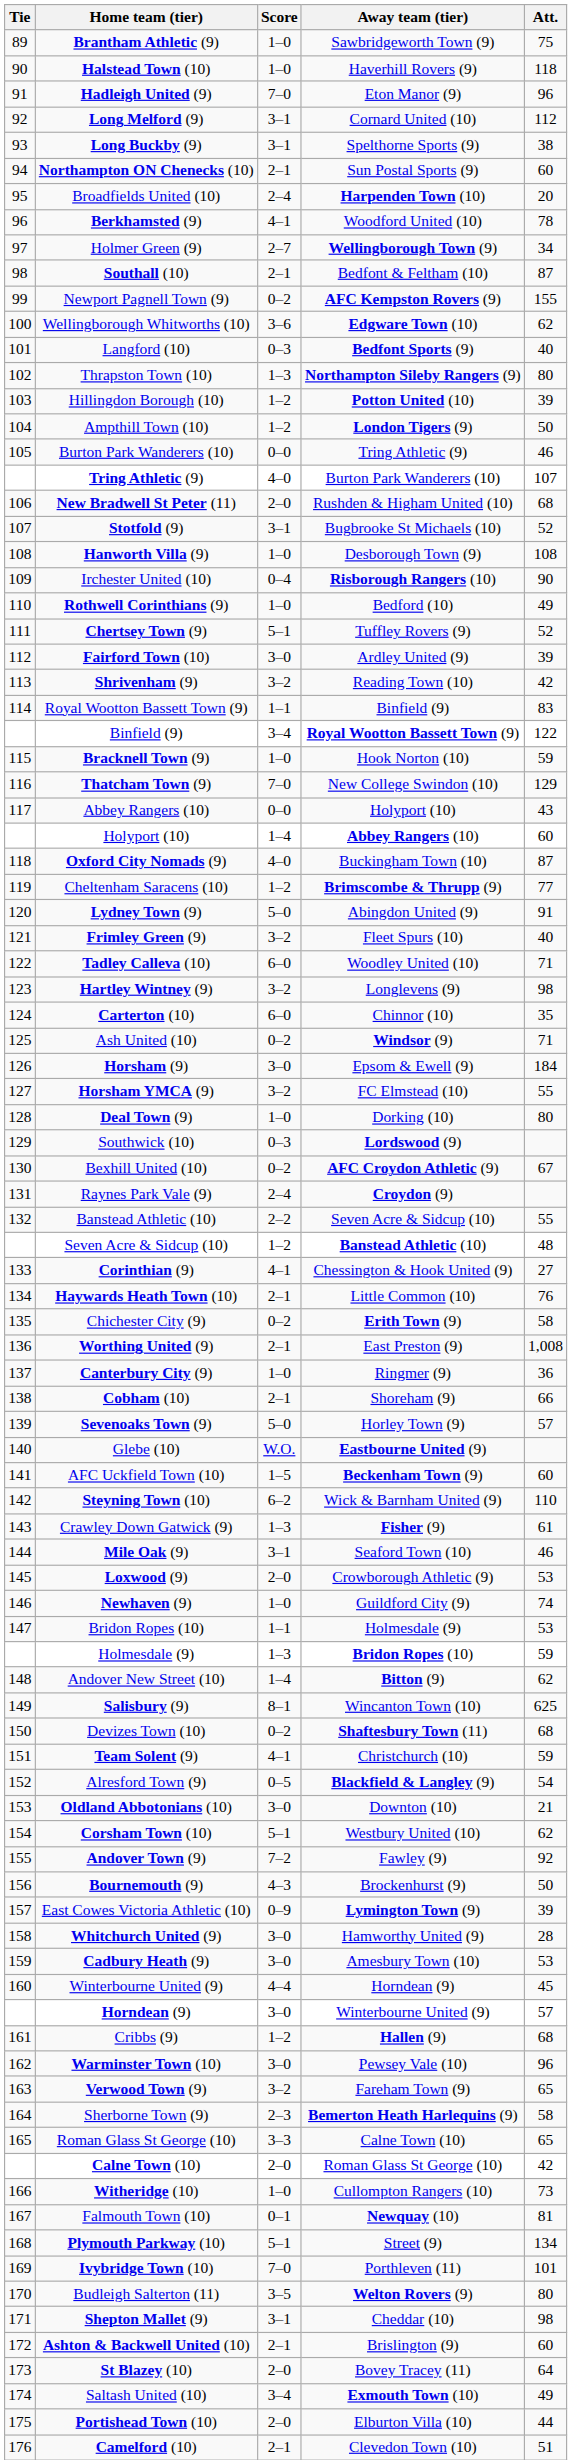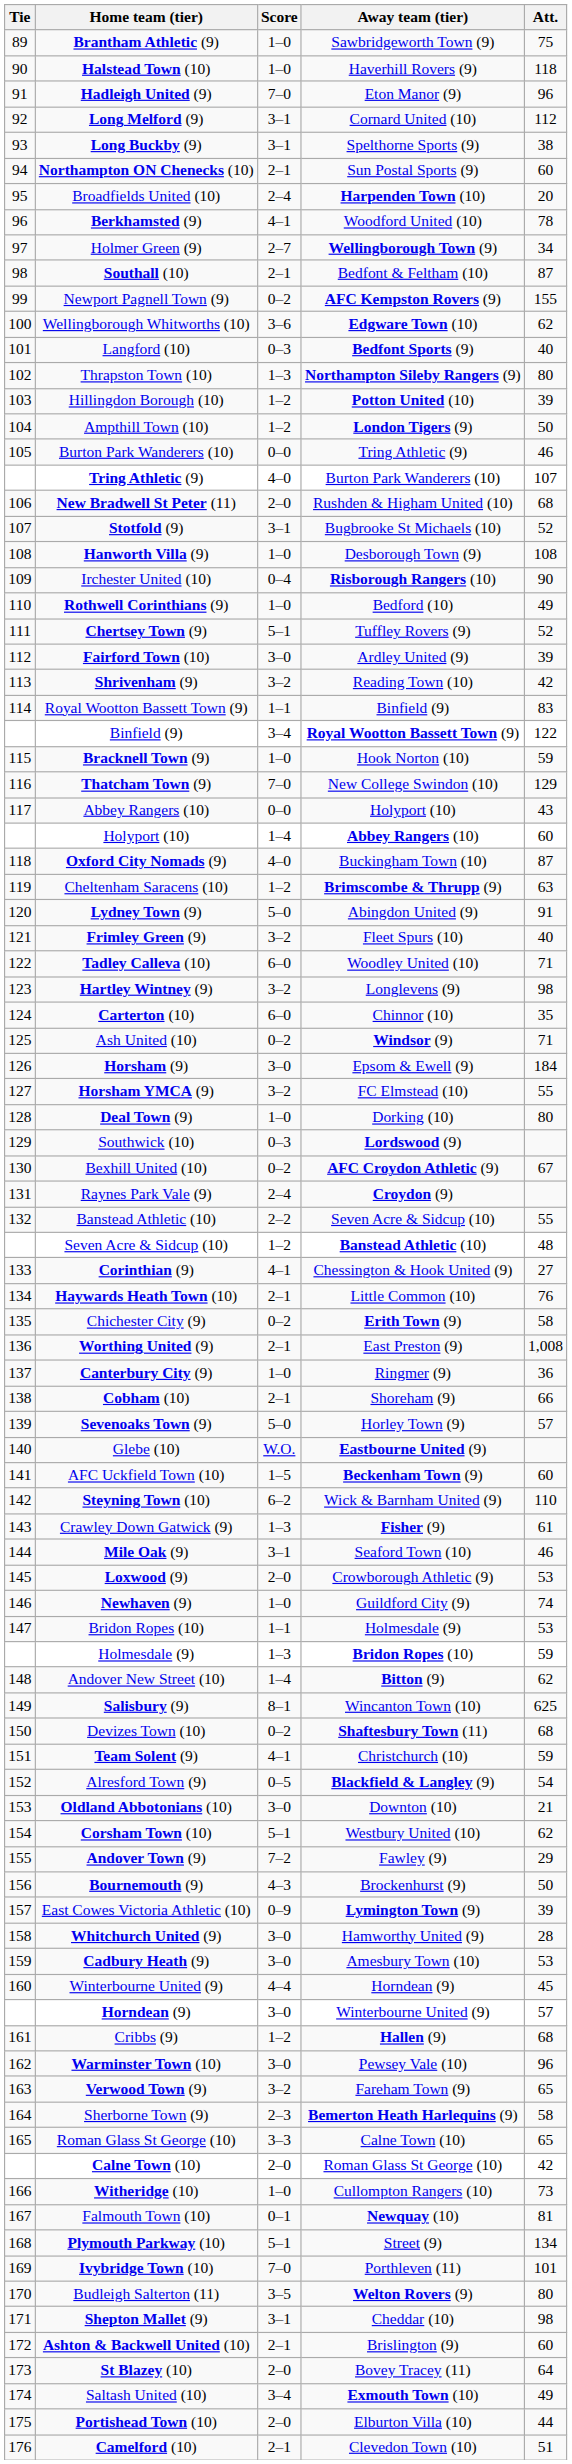(545, 886) 77 -> (545, 886) 63
(545, 1858) 92 -> (545, 1858) 29
